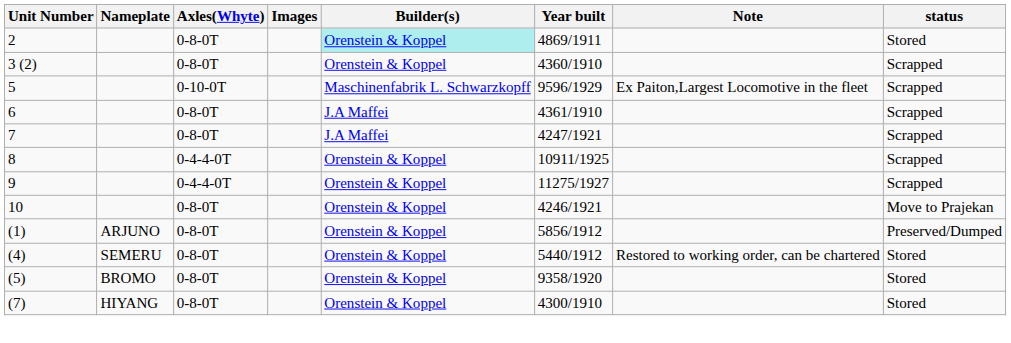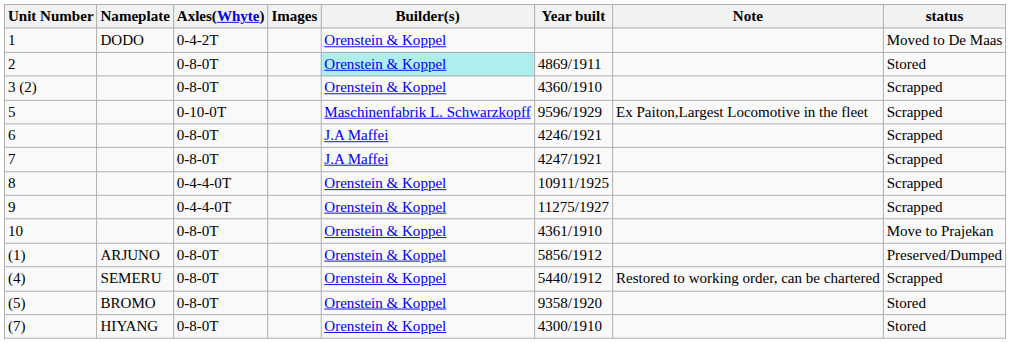+ row: (12, 40)
(570, 111) 4361/1910 -> (570, 135) 4246/1921
(570, 207) 4246/1921 -> (570, 231) 4361/1910
(906, 254) Stored -> (915, 278) Scrapped
